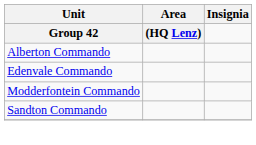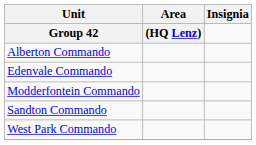+ row: (62, 129)
